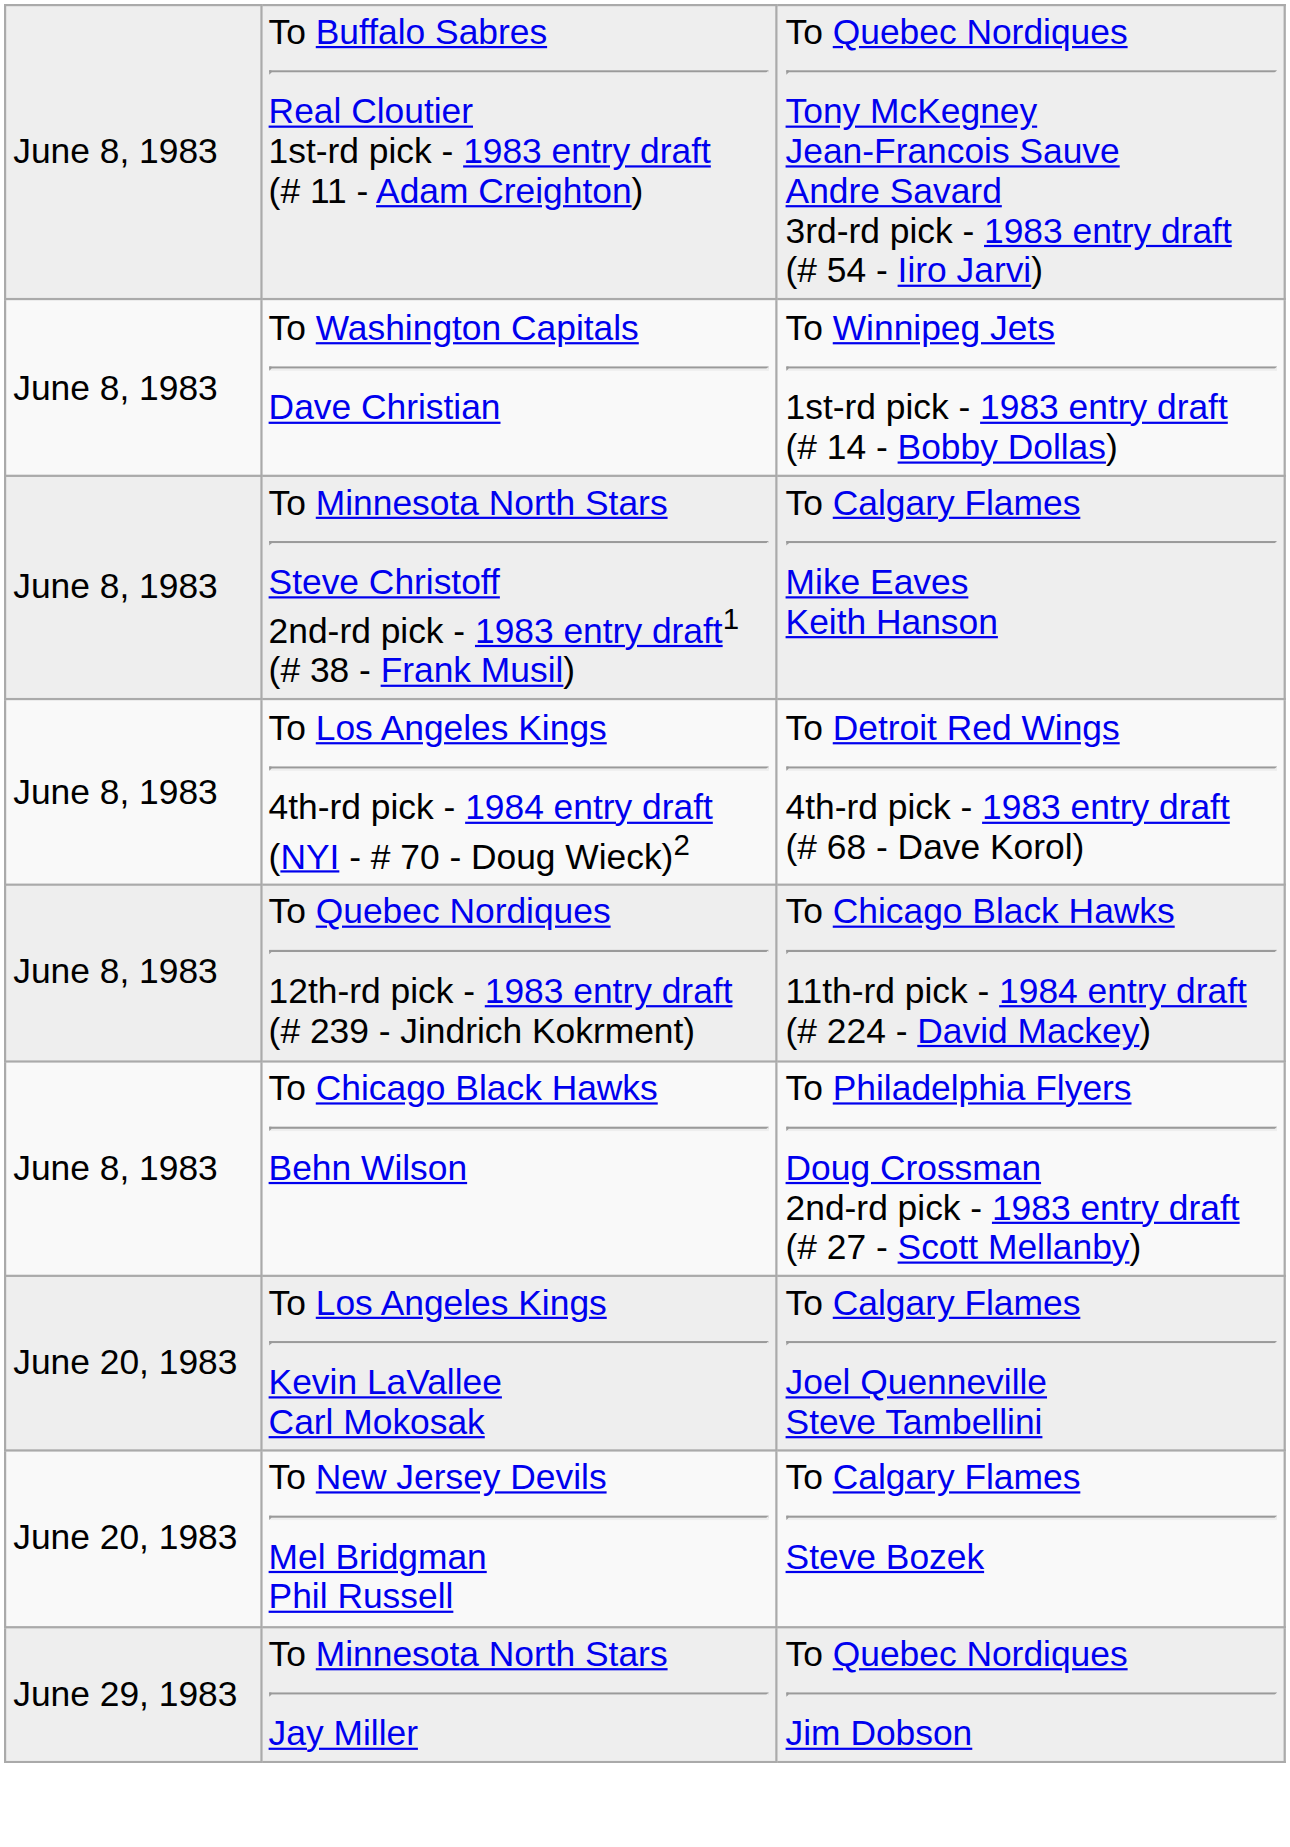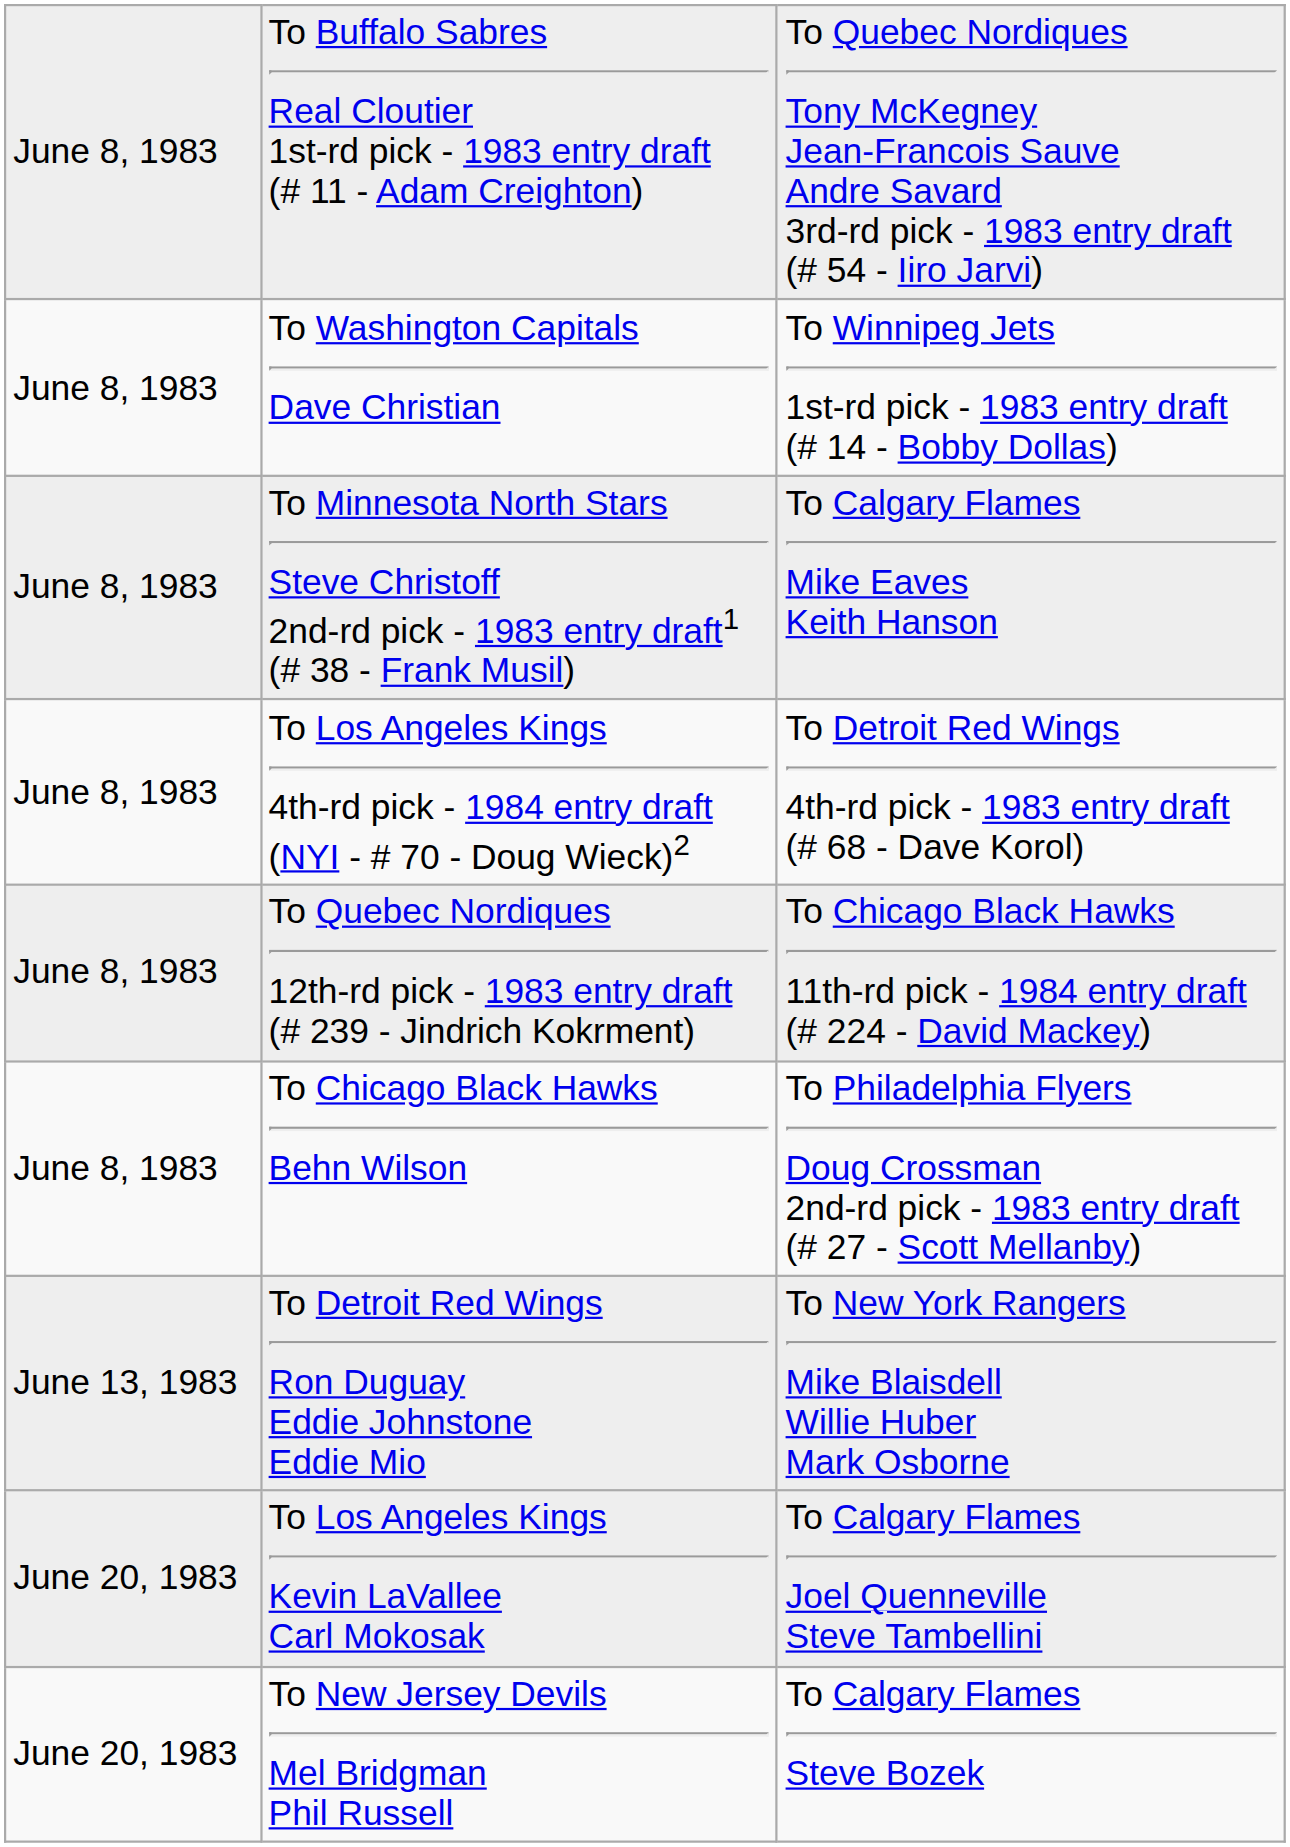+ row: (519, 1382)
- row: (519, 1693)
